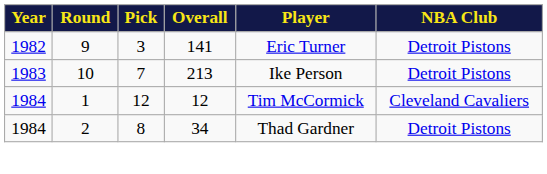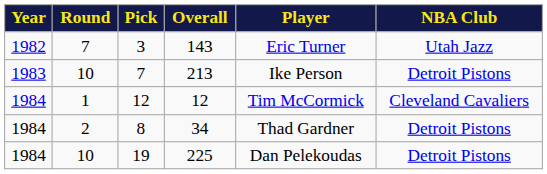(85, 45) 9 -> (85, 45) 7
(200, 45) 141 -> (200, 45) 143
(459, 45) Detroit Pistons -> (459, 45) Utah Jazz
+ row: (141, 155)
